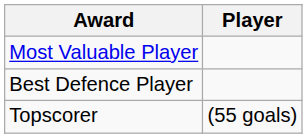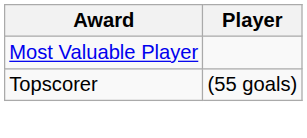- row: (101, 84)
